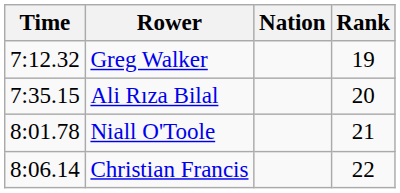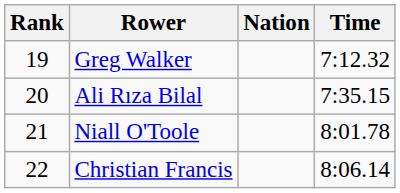columns swapped: (363, 22) <-> (45, 22)
